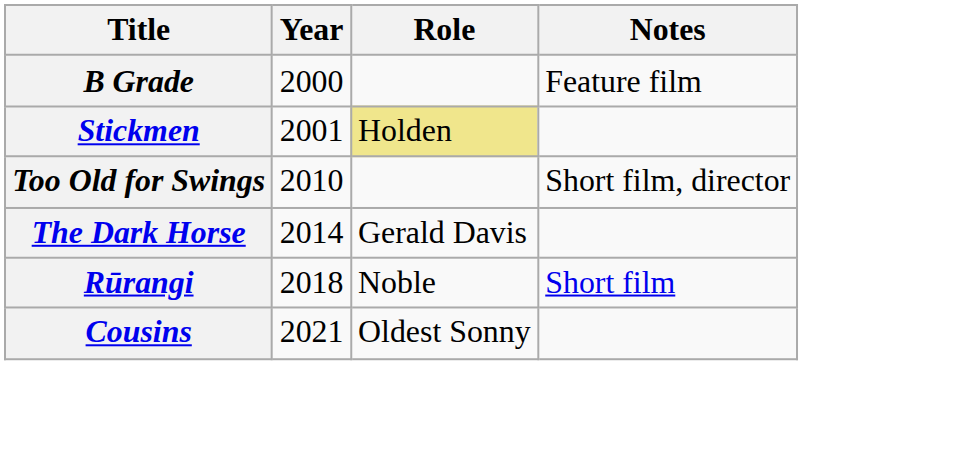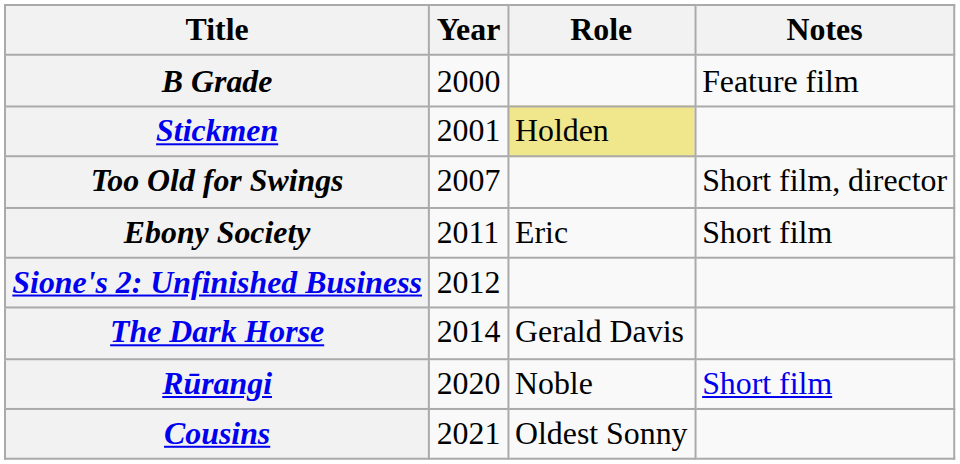(312, 181) 2010 -> (468, 181) 2007
+ row: (217, 231)
+ row: (217, 282)
(312, 282) 2018 -> (468, 383) 2020
